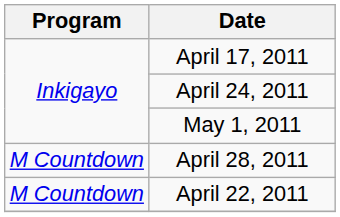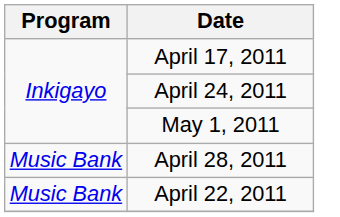(77, 159) M Countdown -> (66, 159) Music Bank
(77, 194) M Countdown -> (66, 194) Music Bank
